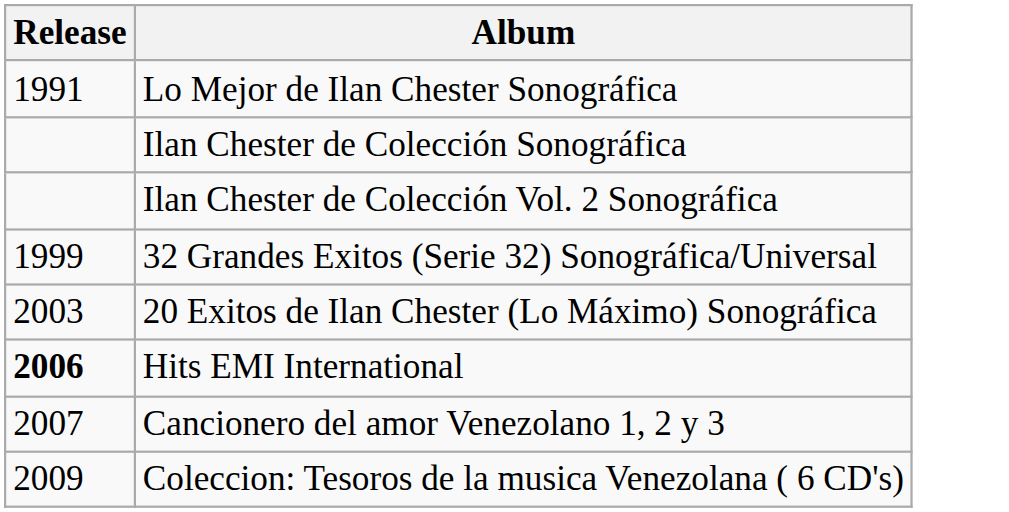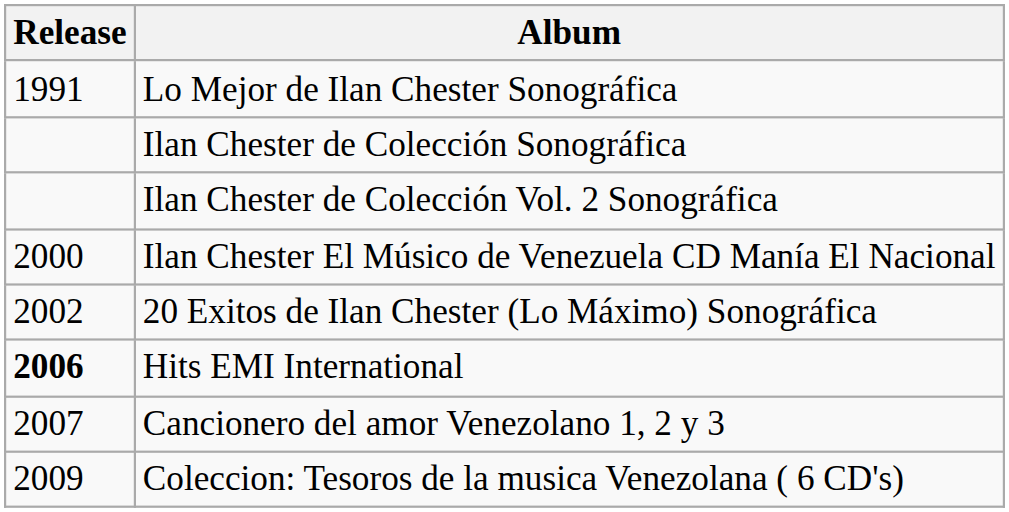- row: (510, 255)
+ row: (569, 255)
(48, 311) 2003 -> (48, 311) 2002
